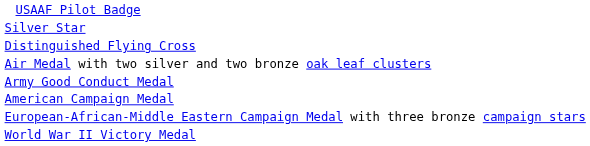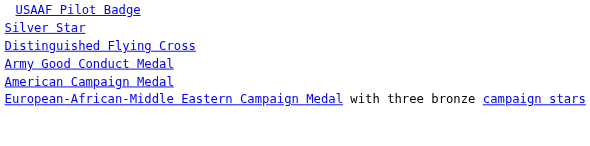- row: (218, 63)
- row: (100, 135)
